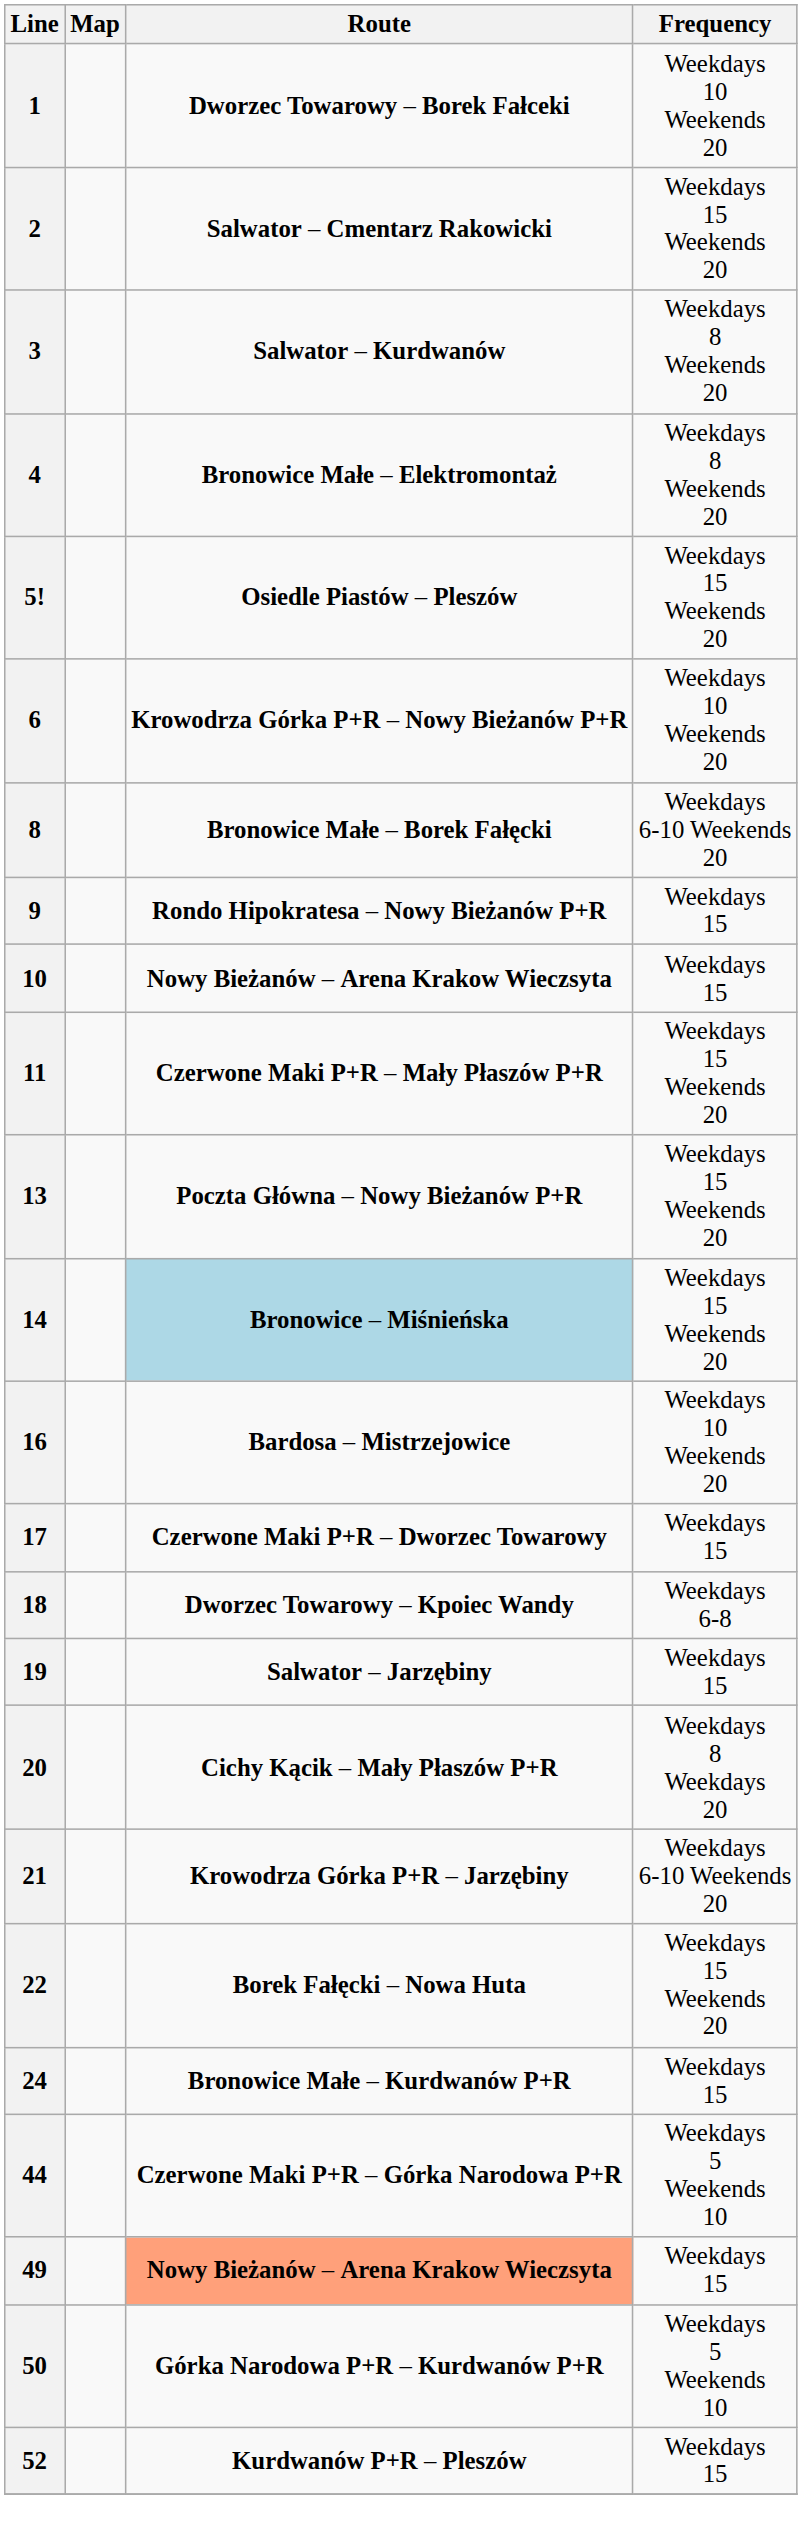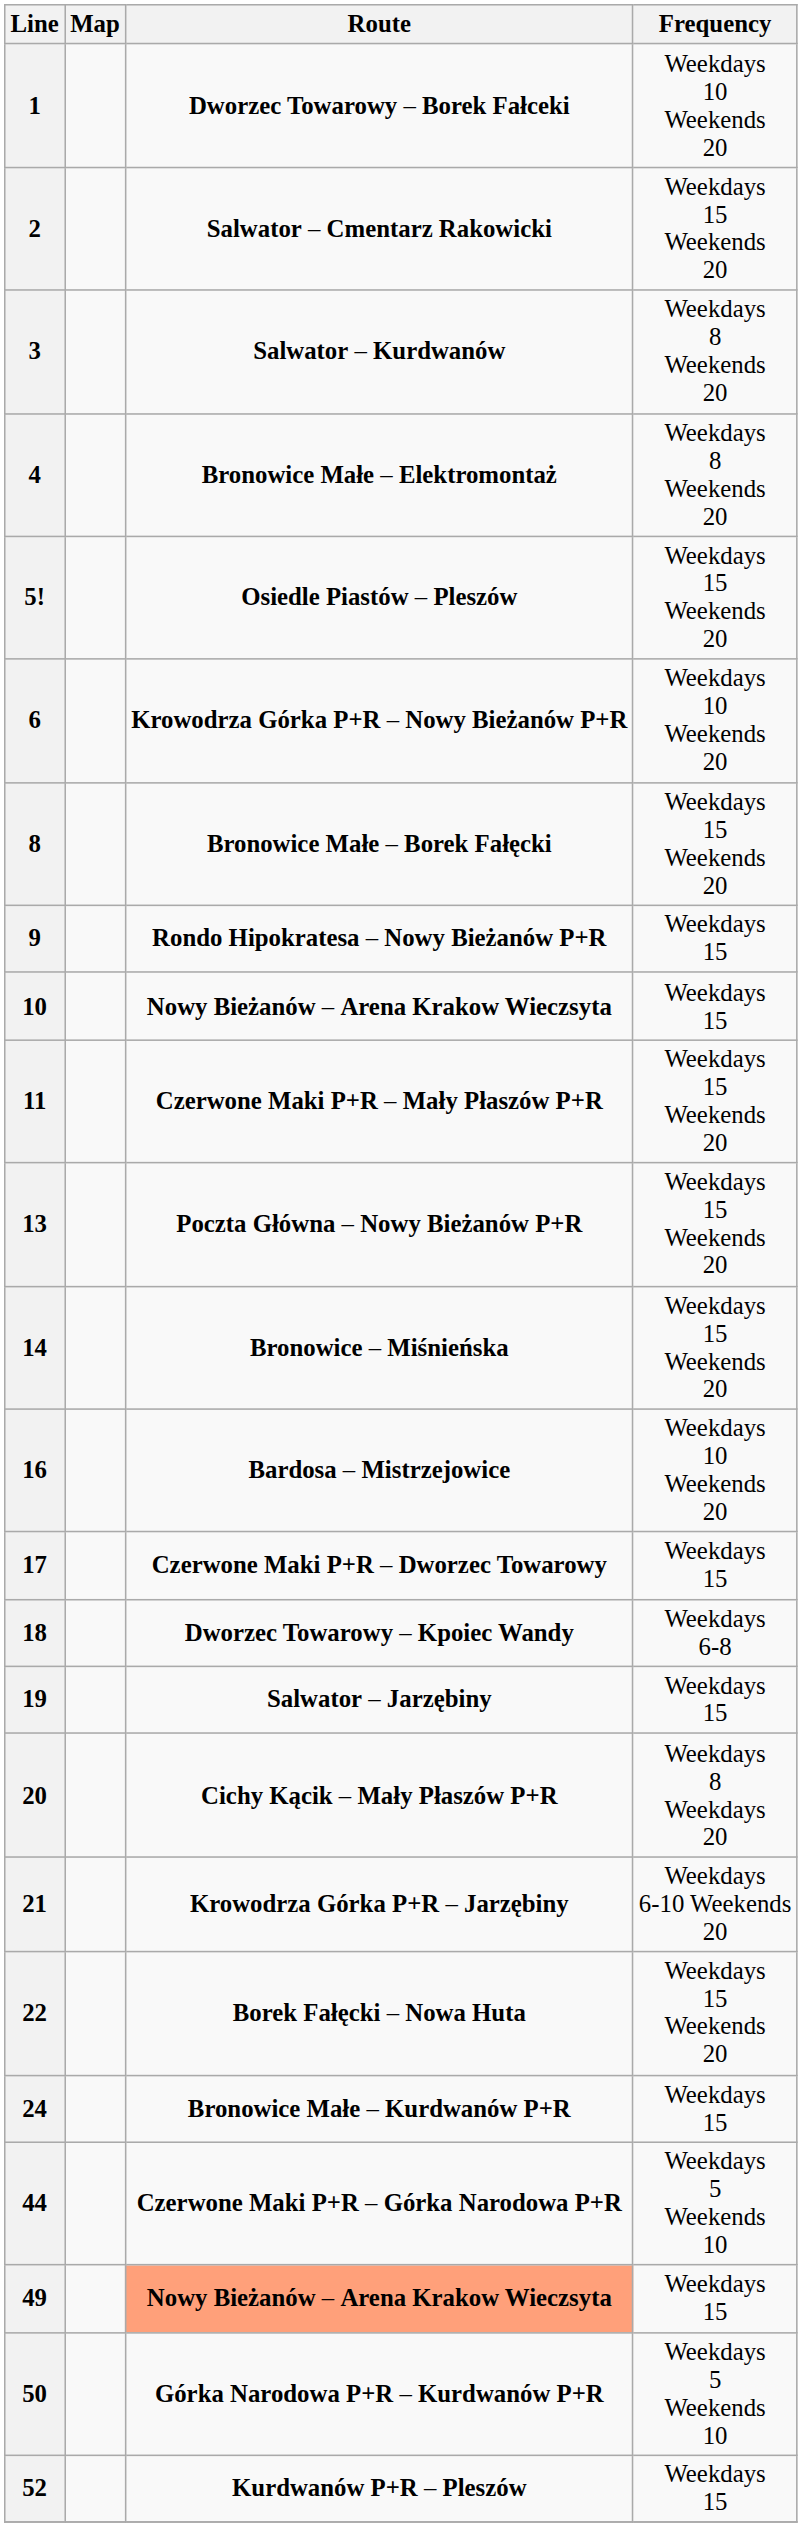(715, 829) Weekdays 6-10 Weekends 20 -> (715, 843) Weekdays 15 Weekends 20
(379, 1319) lightblue background -> (379, 1347) no background
